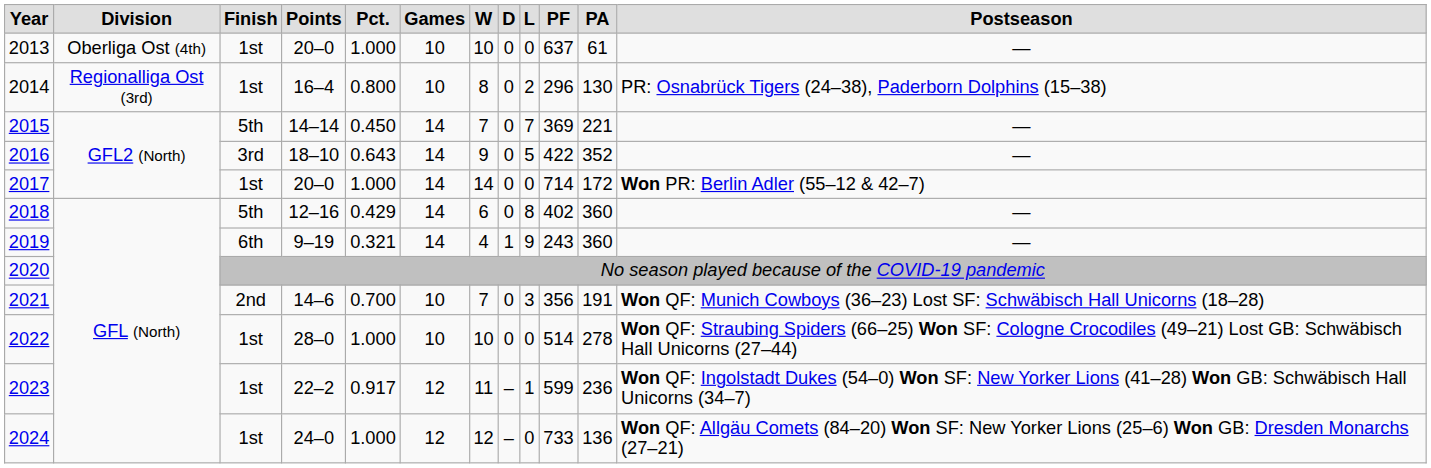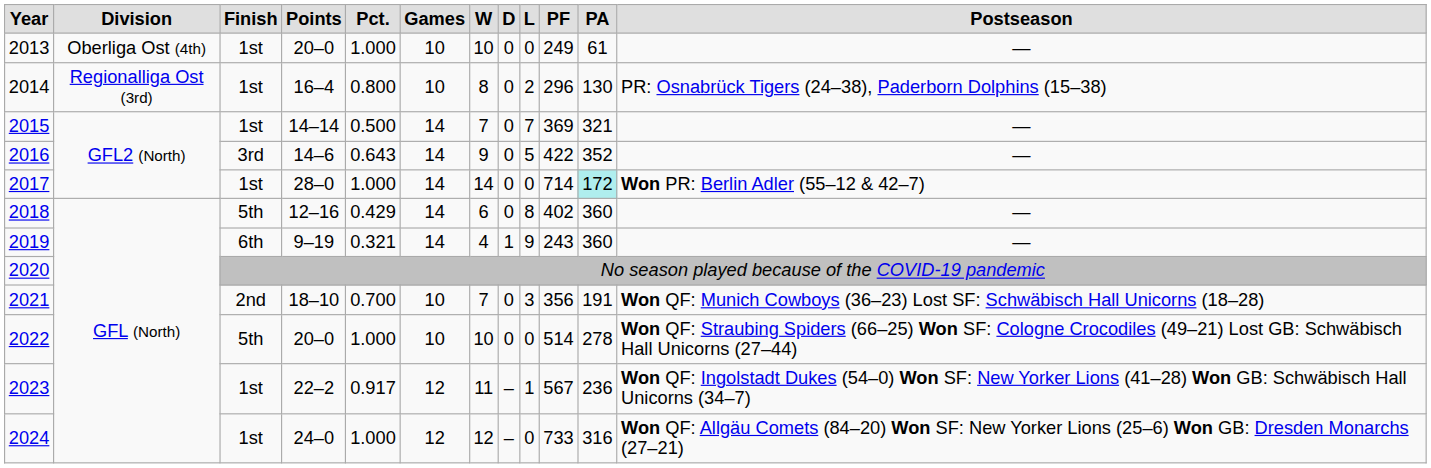(559, 47) 637 -> (559, 47) 249
(251, 126) 5th -> (251, 126) 1st
(373, 126) 0.450 -> (373, 126) 0.500
(597, 126) 221 -> (597, 126) 321
(314, 155) 18–10 -> (314, 155) 14–6
(314, 184) 20–0 -> (314, 184) 28–0
(597, 184) no background -> (597, 184) paleturquoise background
(314, 299) 14–6 -> (314, 299) 18–10
(251, 339) 1st -> (251, 339) 5th
(314, 339) 28–0 -> (314, 339) 20–0
(559, 388) 599 -> (559, 388) 567
(597, 437) 136 -> (597, 437) 316
